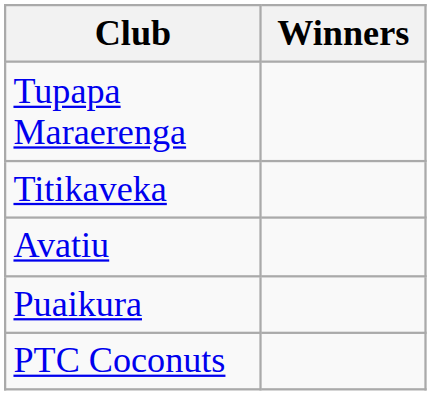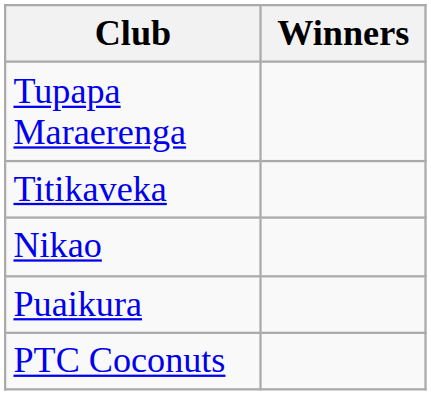+ row: (58, 245)
- row: (61, 245)
